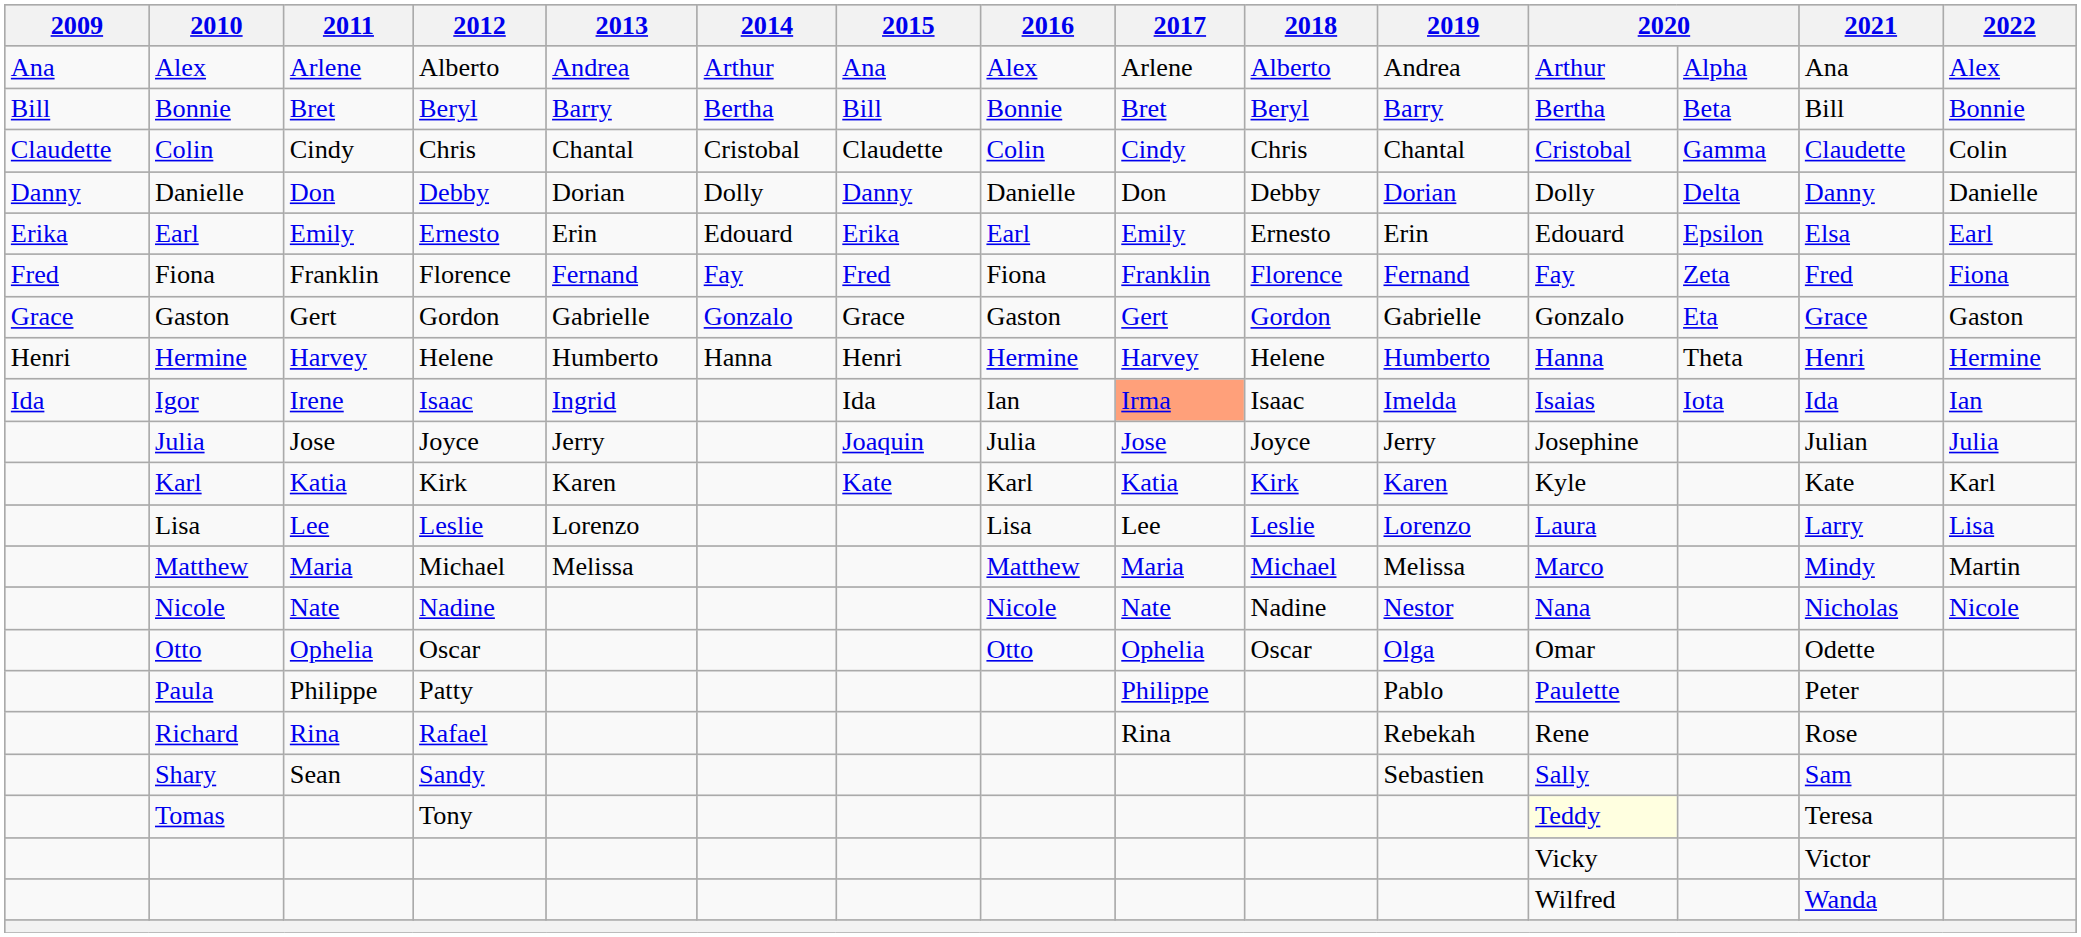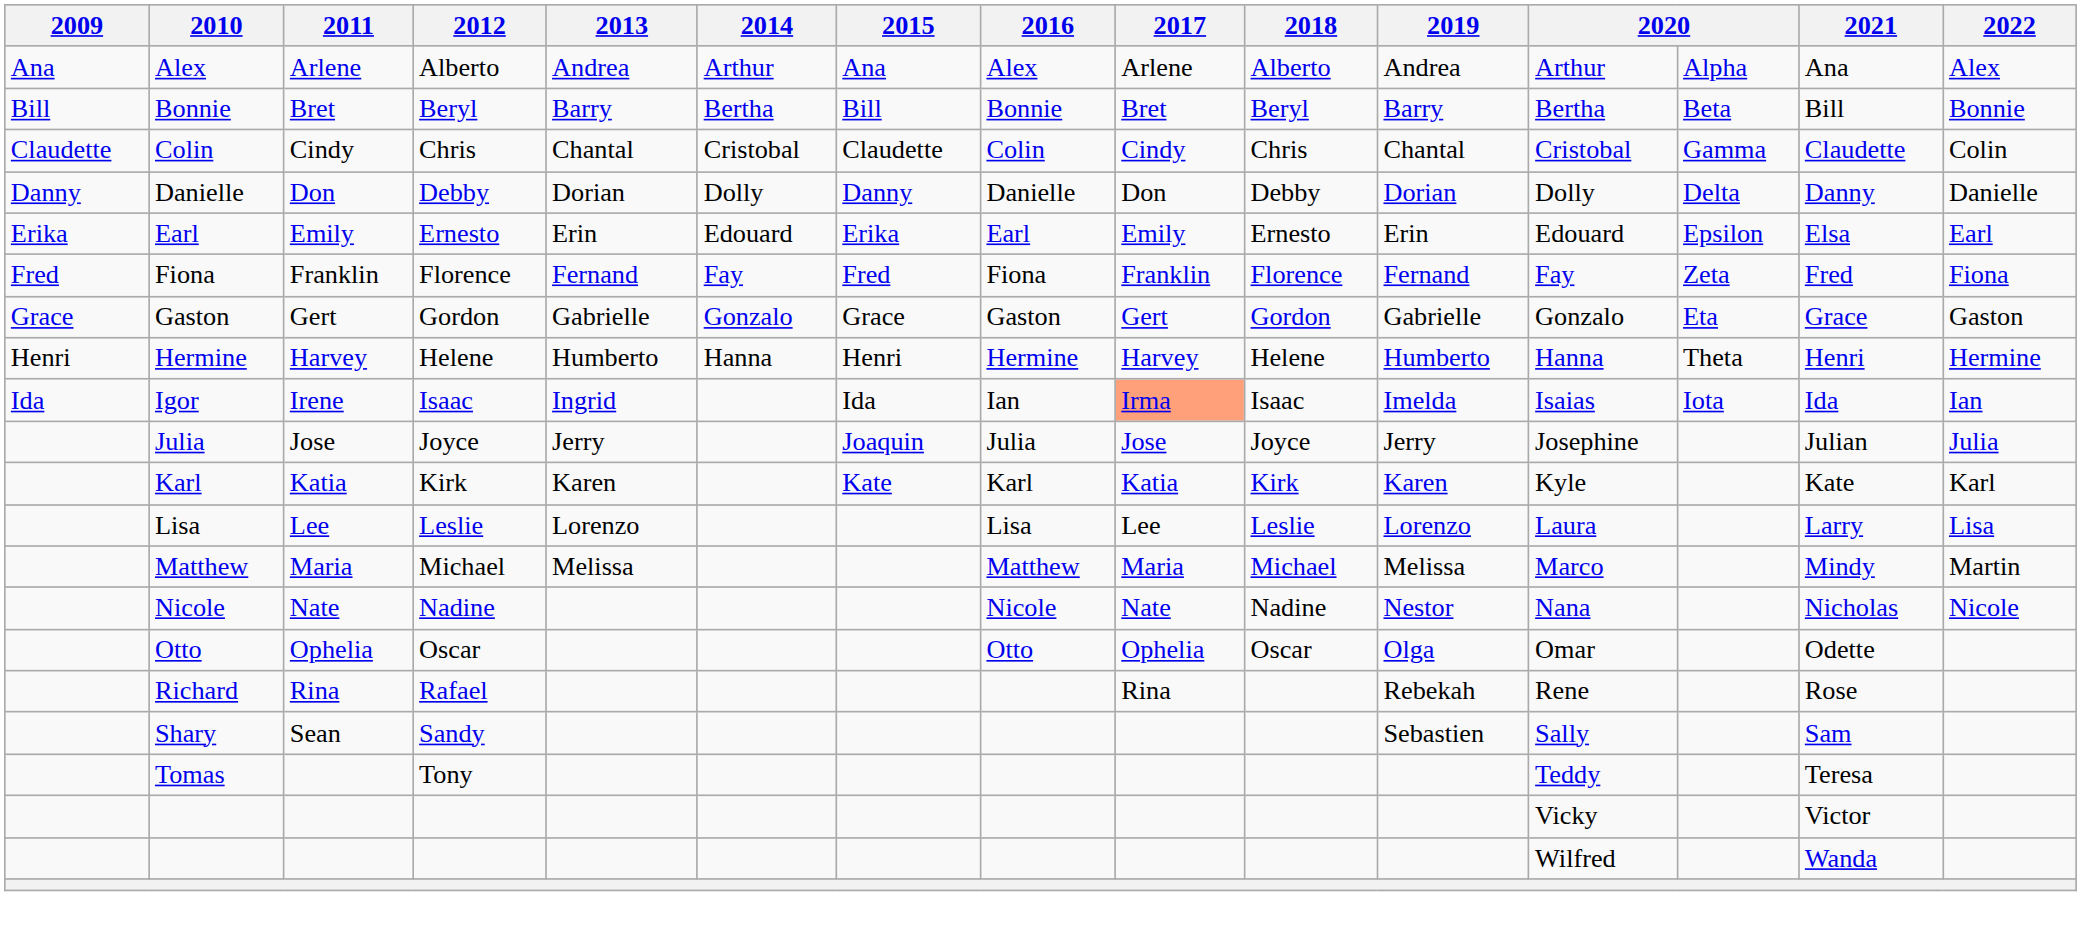- row: (184, 691)
(1568, 815) lightyellow background -> (1568, 774) no background
